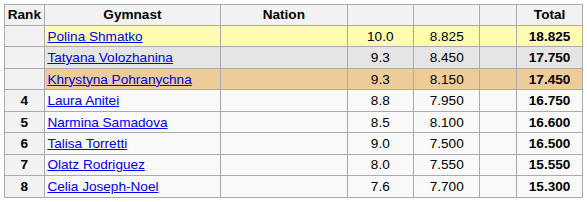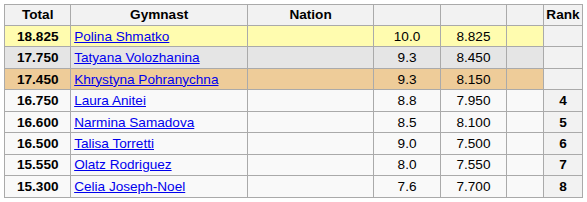columns swapped: (24, 15) <-> (550, 15)
